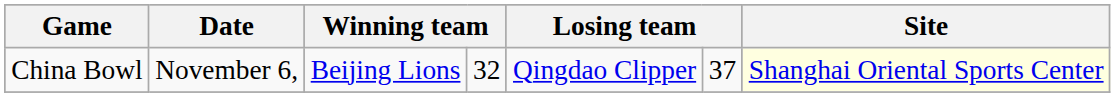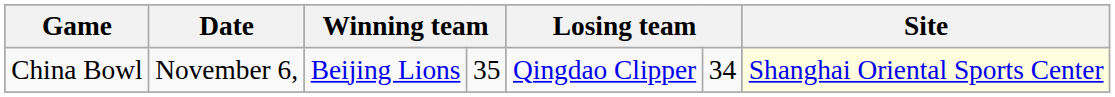(487, 69) 32 -> (487, 69) 35
(722, 69) 37 -> (722, 69) 34
